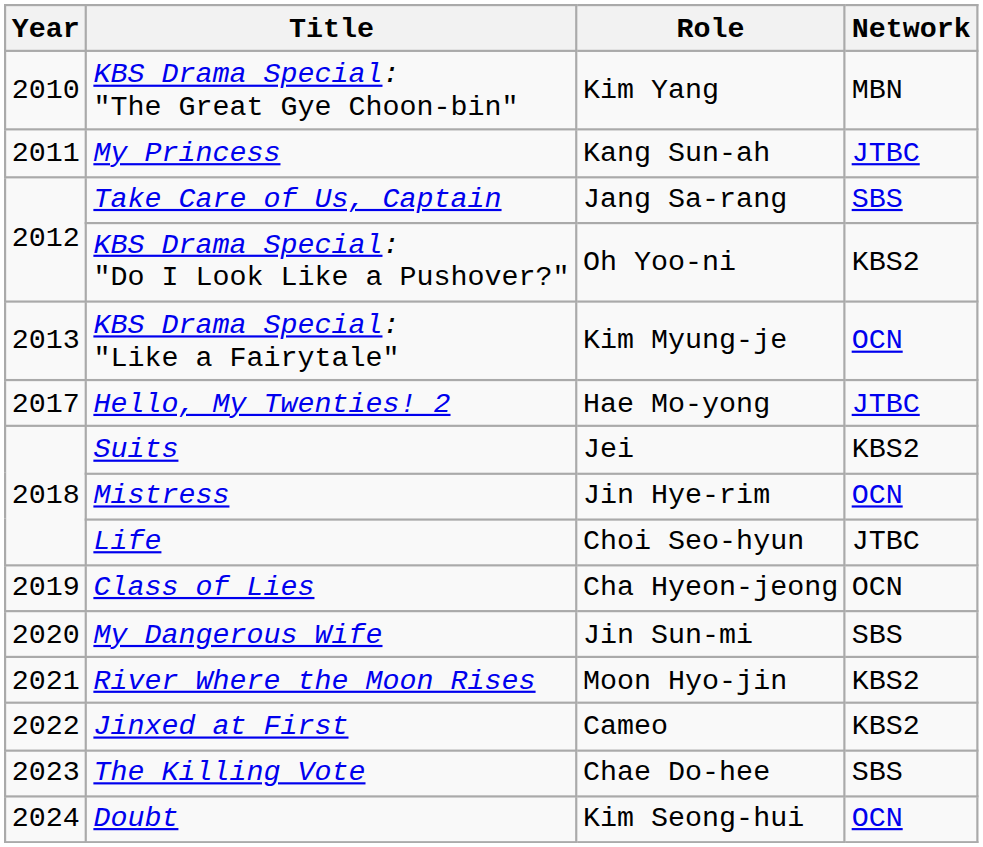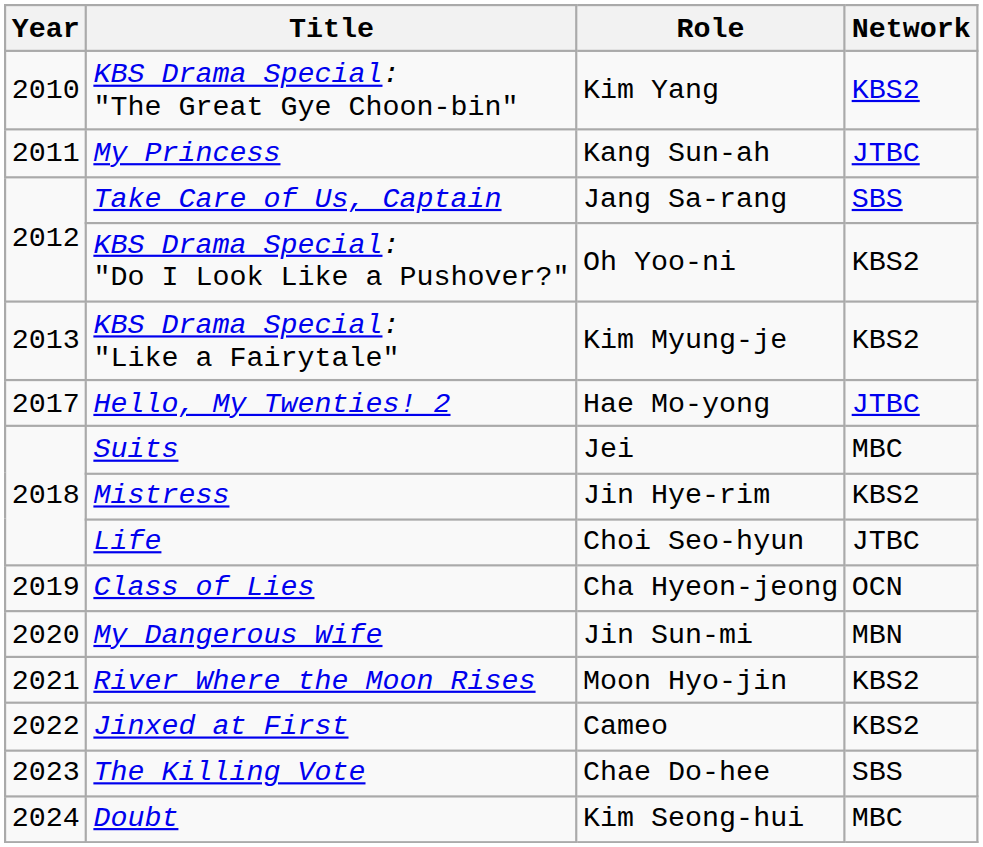(877, 91) MBN -> (886, 91) KBS2
(877, 341) OCN -> (886, 341) KBS2
(886, 450) KBS2 -> (877, 450) MBC
(877, 496) OCN -> (886, 496) KBS2
(877, 634) SBS -> (877, 634) MBN
(877, 819) OCN -> (877, 819) MBC
